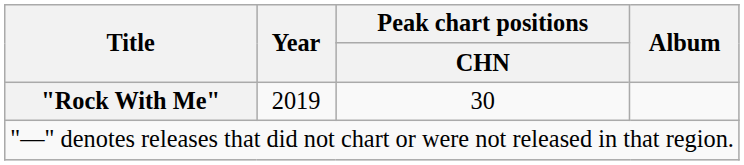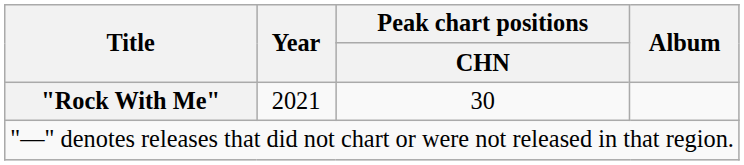(296, 100) 2019 -> (296, 100) 2021
